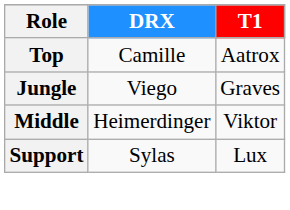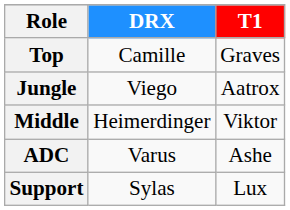(250, 54) Aatrox -> (250, 54) Graves
(250, 88) Graves -> (250, 88) Aatrox
+ row: (46, 155)
